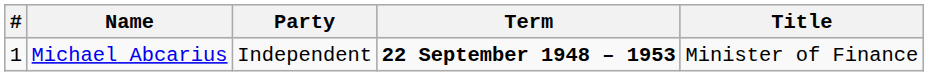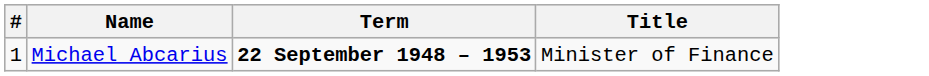- column: (305, 21)
